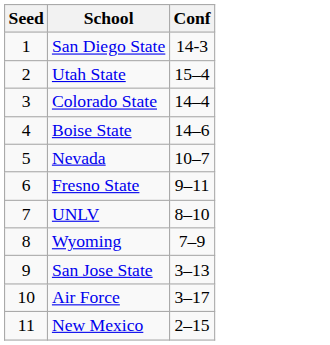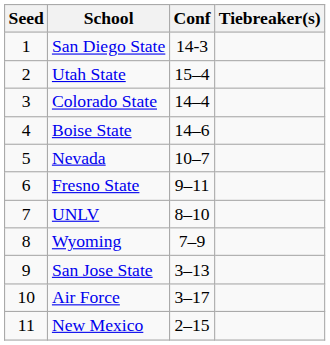+ column: (270, 18)
